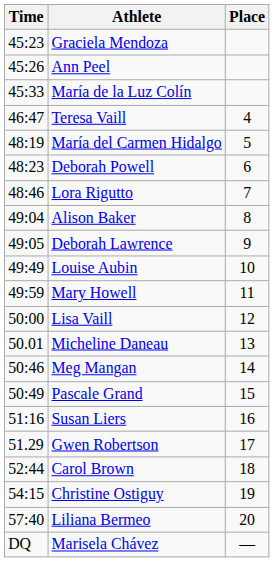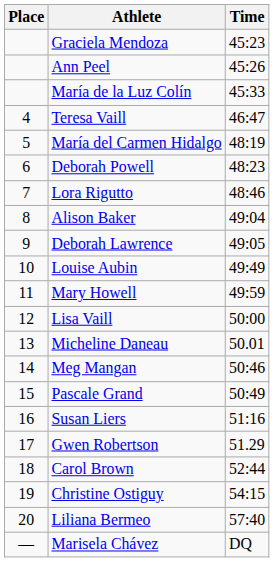columns swapped: (247, 17) <-> (26, 17)
